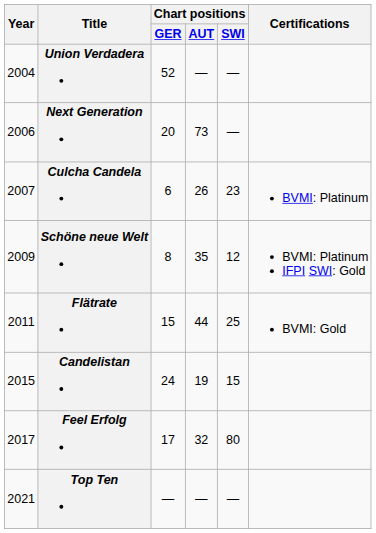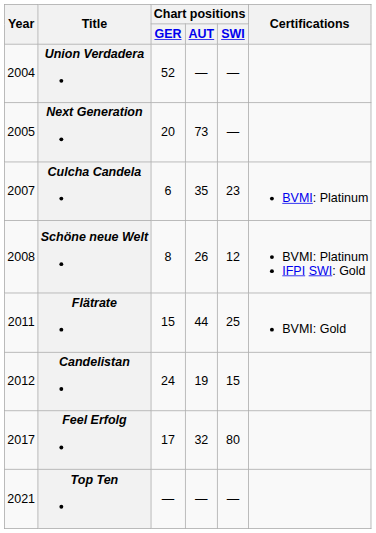(21, 132) 2006 -> (21, 132) 2005
(201, 191) 26 -> (201, 191) 35
(21, 256) 2009 -> (21, 256) 2008
(201, 256) 35 -> (201, 256) 26
(21, 381) 2015 -> (21, 381) 2012
